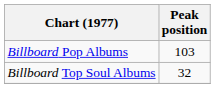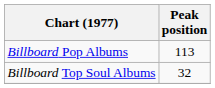(185, 51) 103 -> (185, 51) 113
